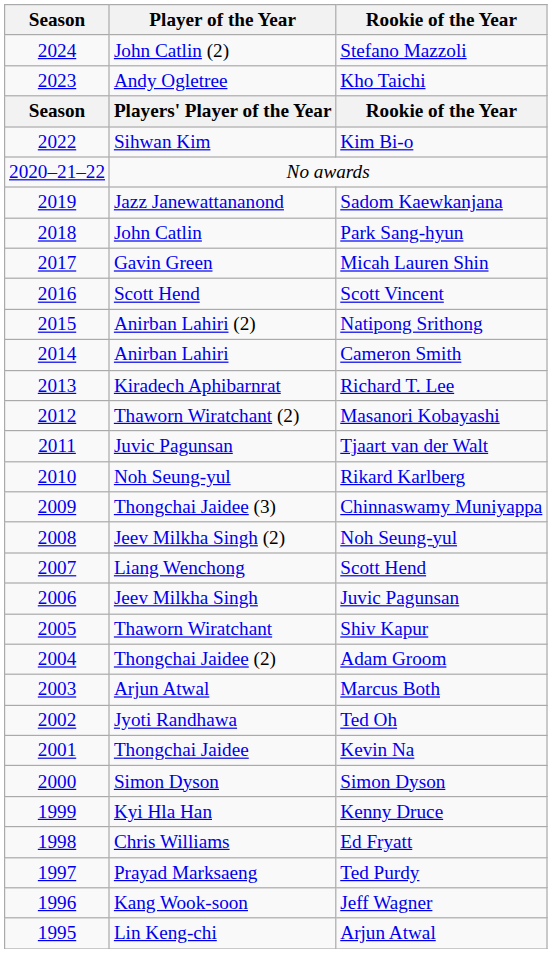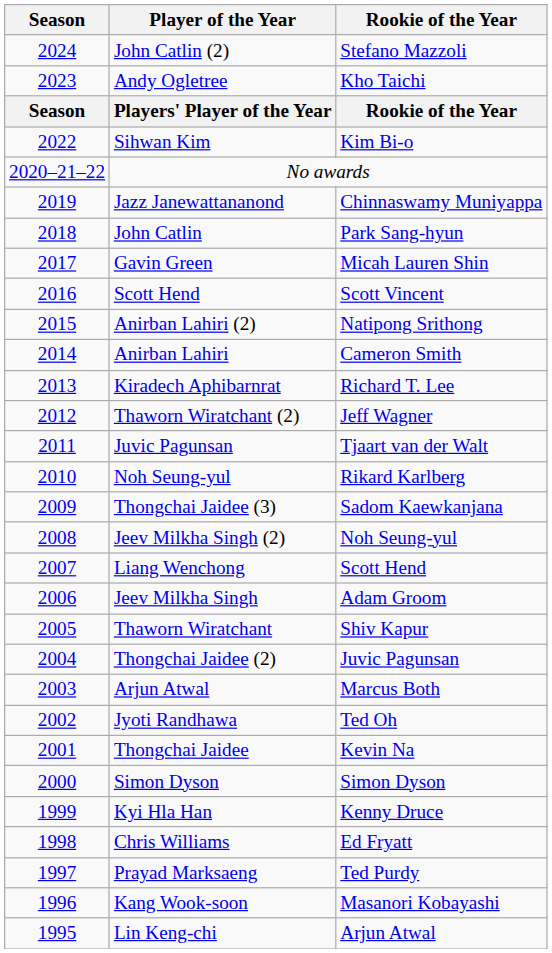(422, 202) Sadom Kaewkanjana -> (441, 202) Chinnaswamy Muniyappa
(420, 415) Masanori Kobayashi -> (386, 415) Jeff Wagner
(441, 506) Chinnaswamy Muniyappa -> (422, 506) Sadom Kaewkanjana
(400, 598) Juvic Pagunsan -> (393, 598) Adam Groom
(393, 659) Adam Groom -> (400, 659) Juvic Pagunsan
(386, 902) Jeff Wagner -> (420, 902) Masanori Kobayashi
